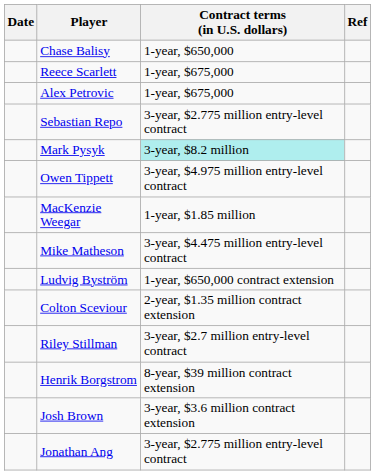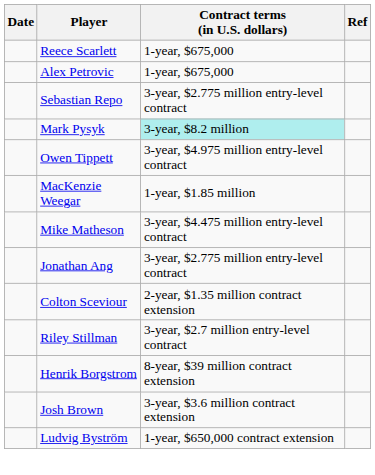- row: (75, 51)
rows swapped: (76, 451) <-> (84, 279)
